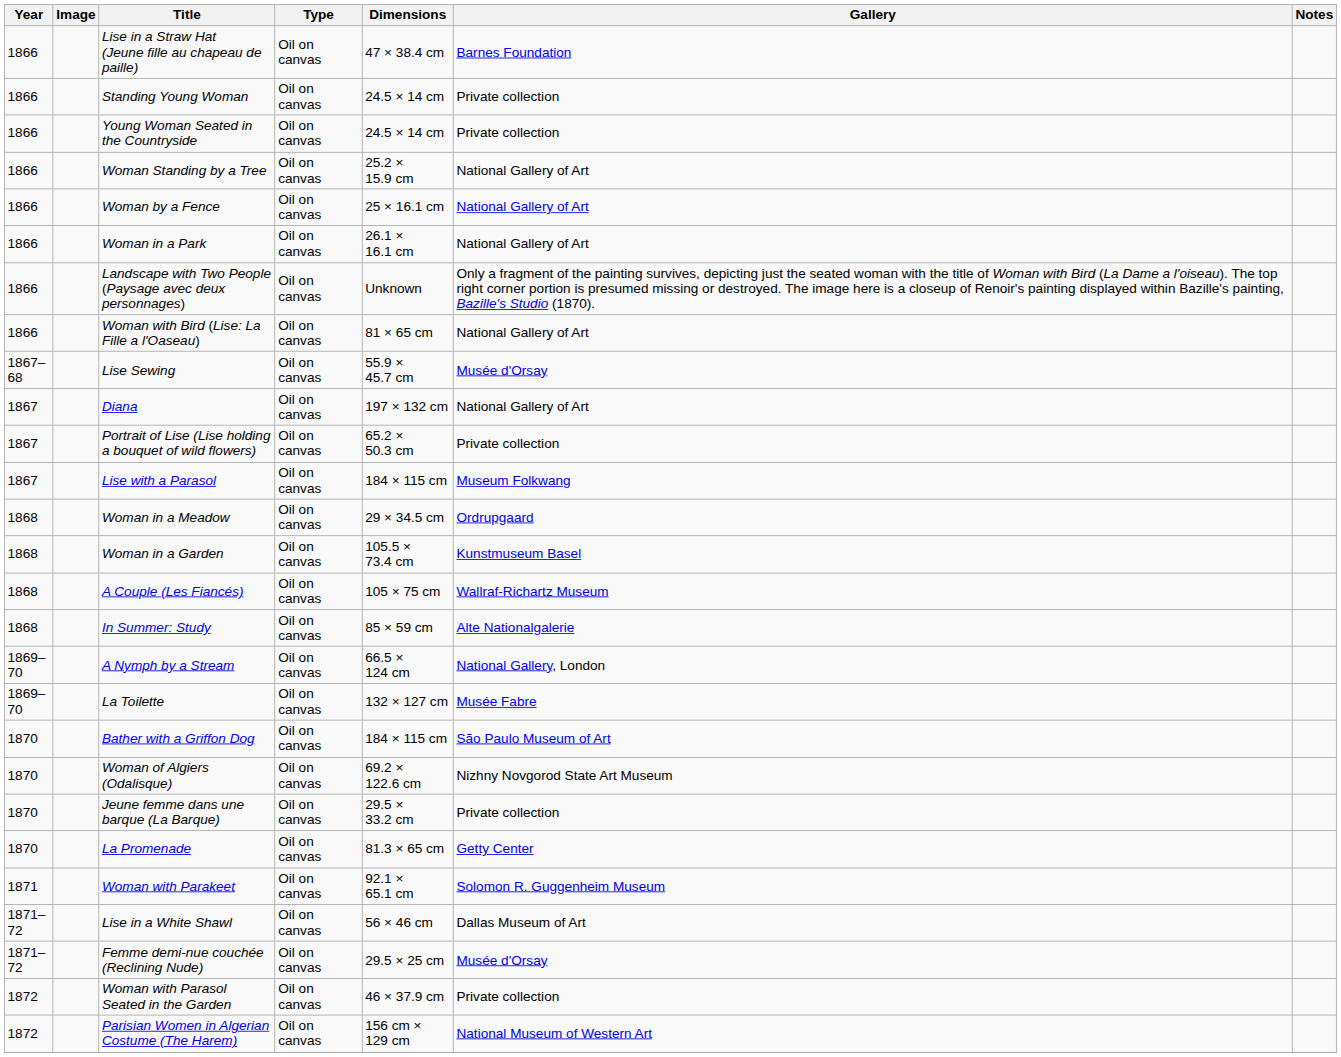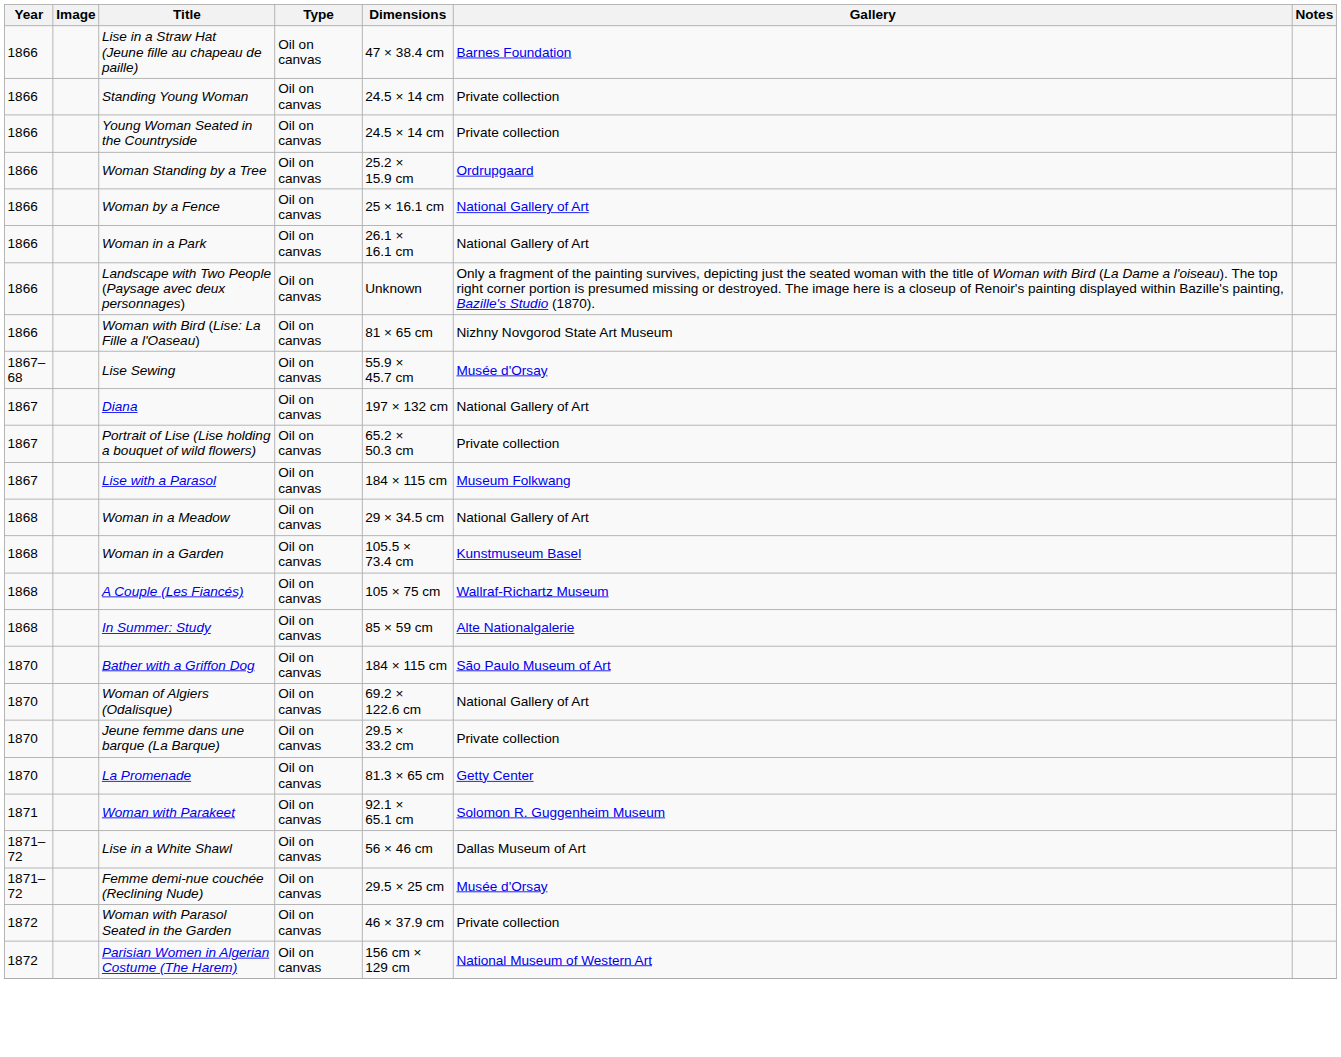(523, 170) National Gallery of Art -> (495, 170) Ordrupgaard
(523, 333) National Gallery of Art -> (565, 333) Nizhny Novgorod State Art Museum
(495, 517) Ordrupgaard -> (523, 517) National Gallery of Art
- row: (168, 665)
- row: (133, 701)
(565, 775) Nizhny Novgorod State Art Museum -> (523, 701) National Gallery of Art
